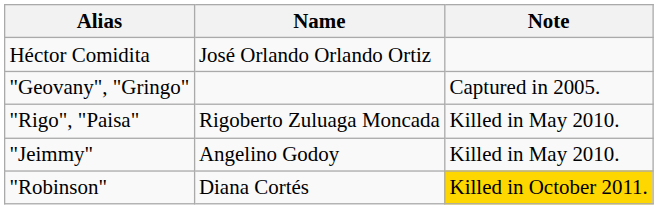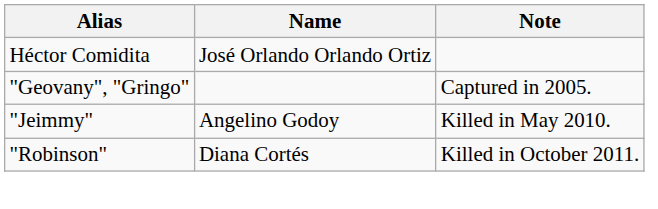- row: (74, 120)
(549, 187) gold background -> (540, 154) no background
